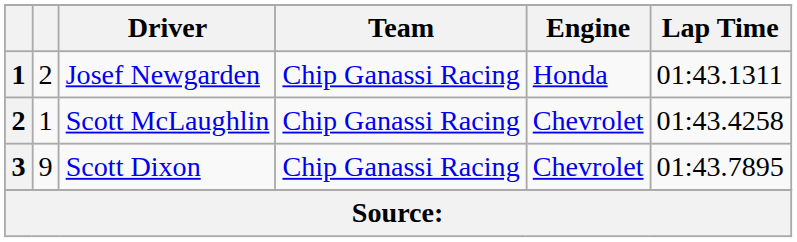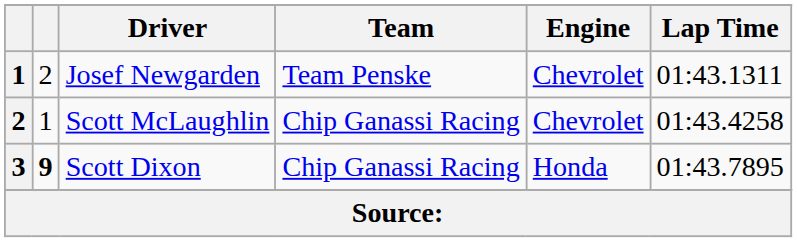(401, 74) Chip Ganassi Racing -> (357, 74) Team Penske
(570, 74) Honda -> (588, 74) Chevrolet
(46, 166) normal -> (46, 166) bold
(588, 166) Chevrolet -> (570, 166) Honda
